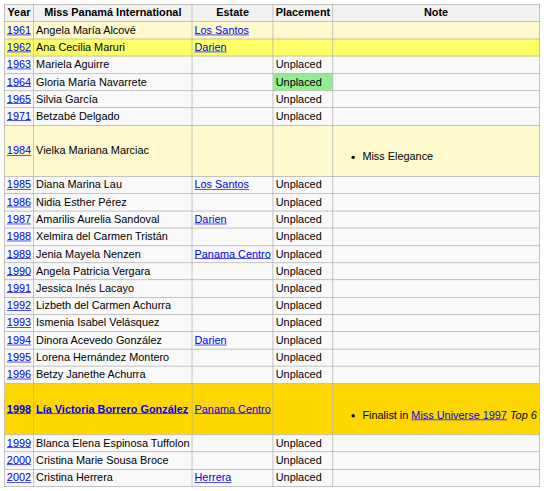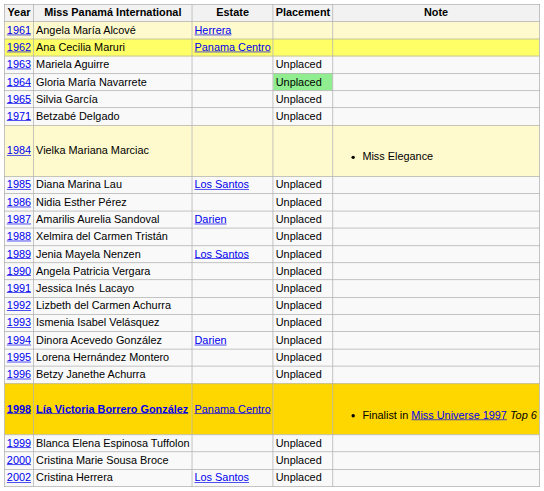(222, 30) Los Santos -> (213, 30) Herrera
(211, 47) Darien -> (233, 47) Panama Centro
(233, 254) Panama Centro -> (222, 254) Los Santos
(213, 477) Herrera -> (222, 477) Los Santos
